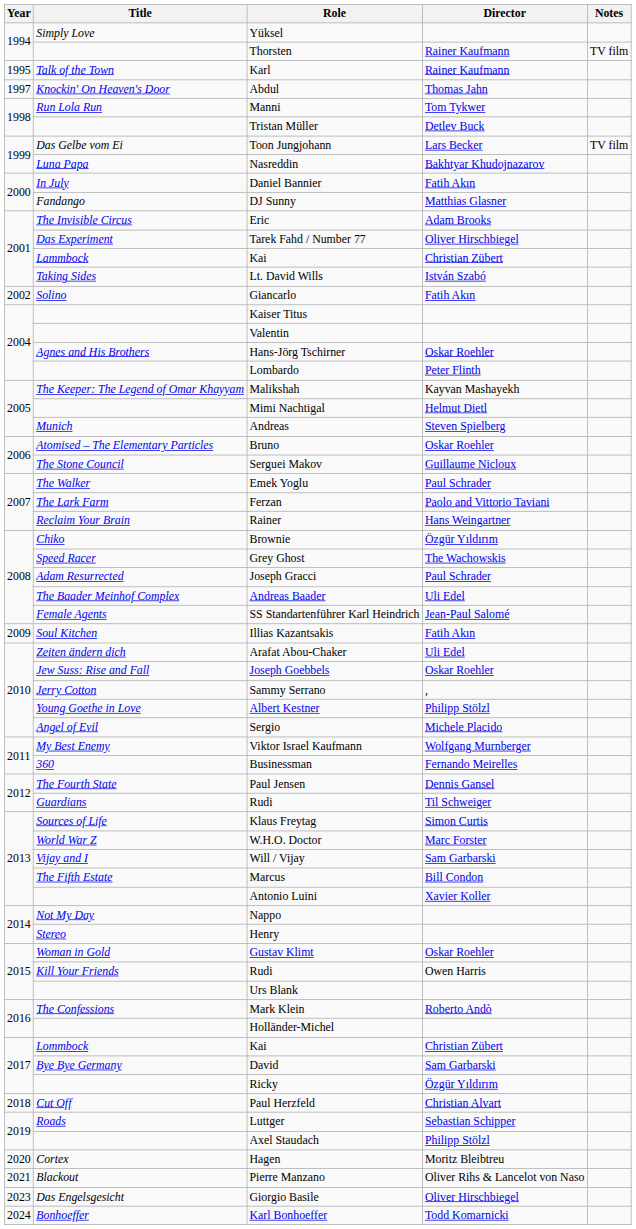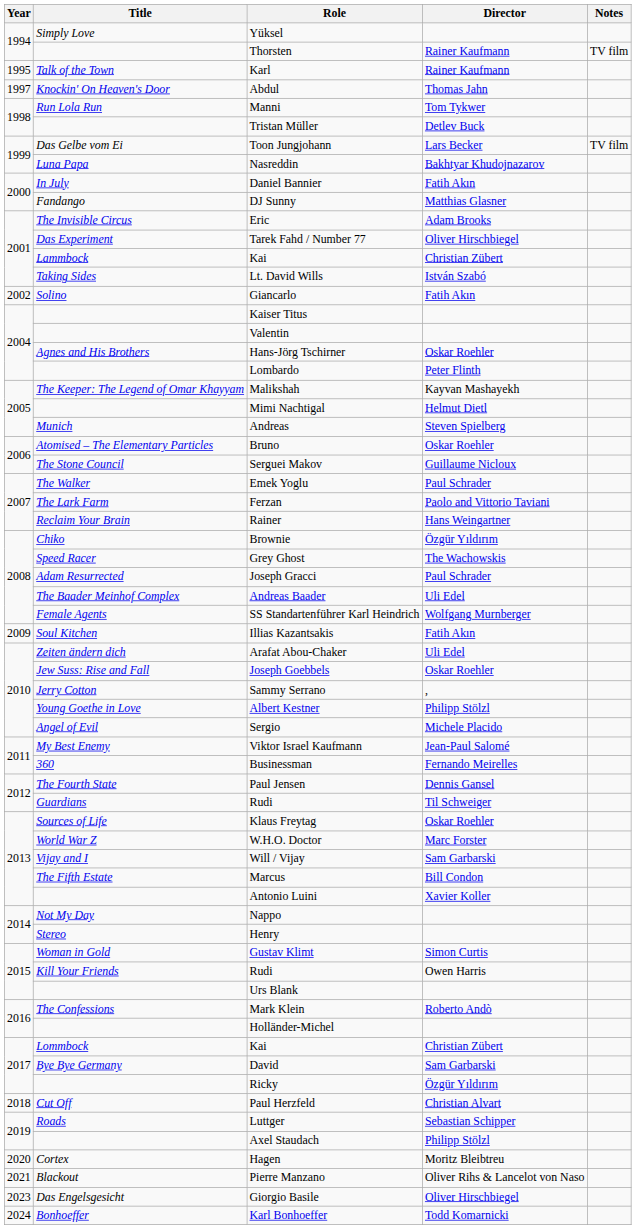(467, 614) Jean-Paul Salomé -> (478, 614) Wolfgang Murnberger
(478, 746) Wolfgang Murnberger -> (467, 746) Jean-Paul Salomé
(456, 821) Simon Curtis -> (459, 821) Oskar Roehler
(459, 952) Oskar Roehler -> (456, 952) Simon Curtis
